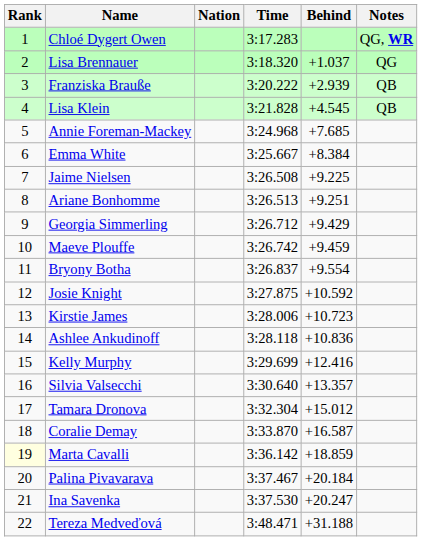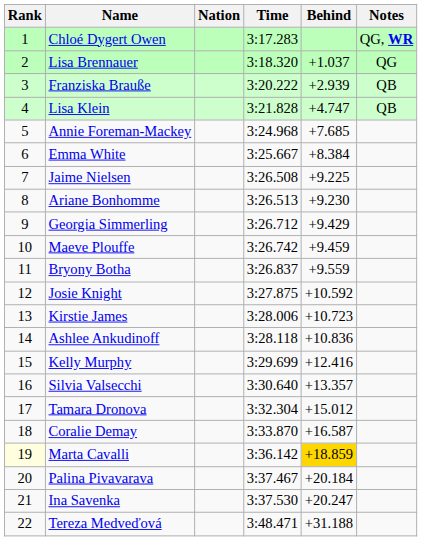(329, 108) +4.545 -> (329, 108) +4.747
(329, 200) +9.251 -> (329, 200) +9.230
(329, 270) +9.554 -> (329, 270) +9.559
(329, 454) no background -> (329, 454) gold background
